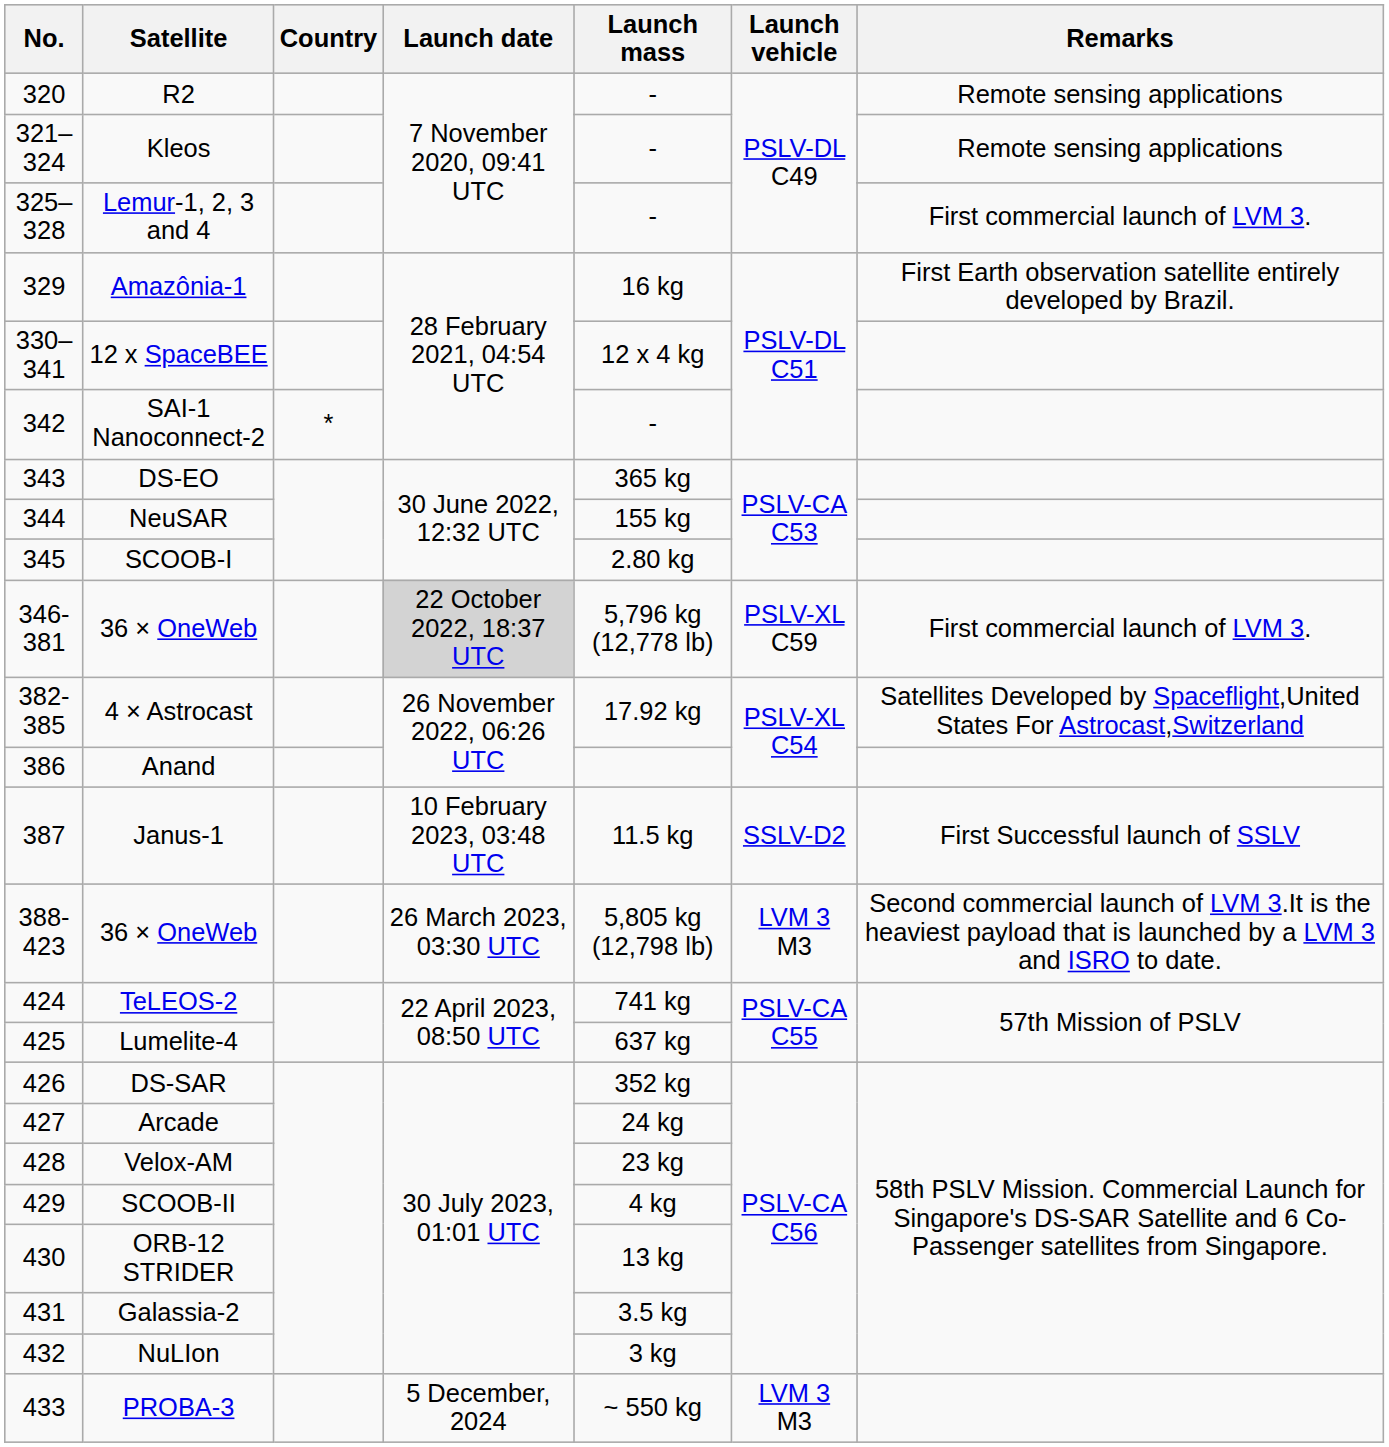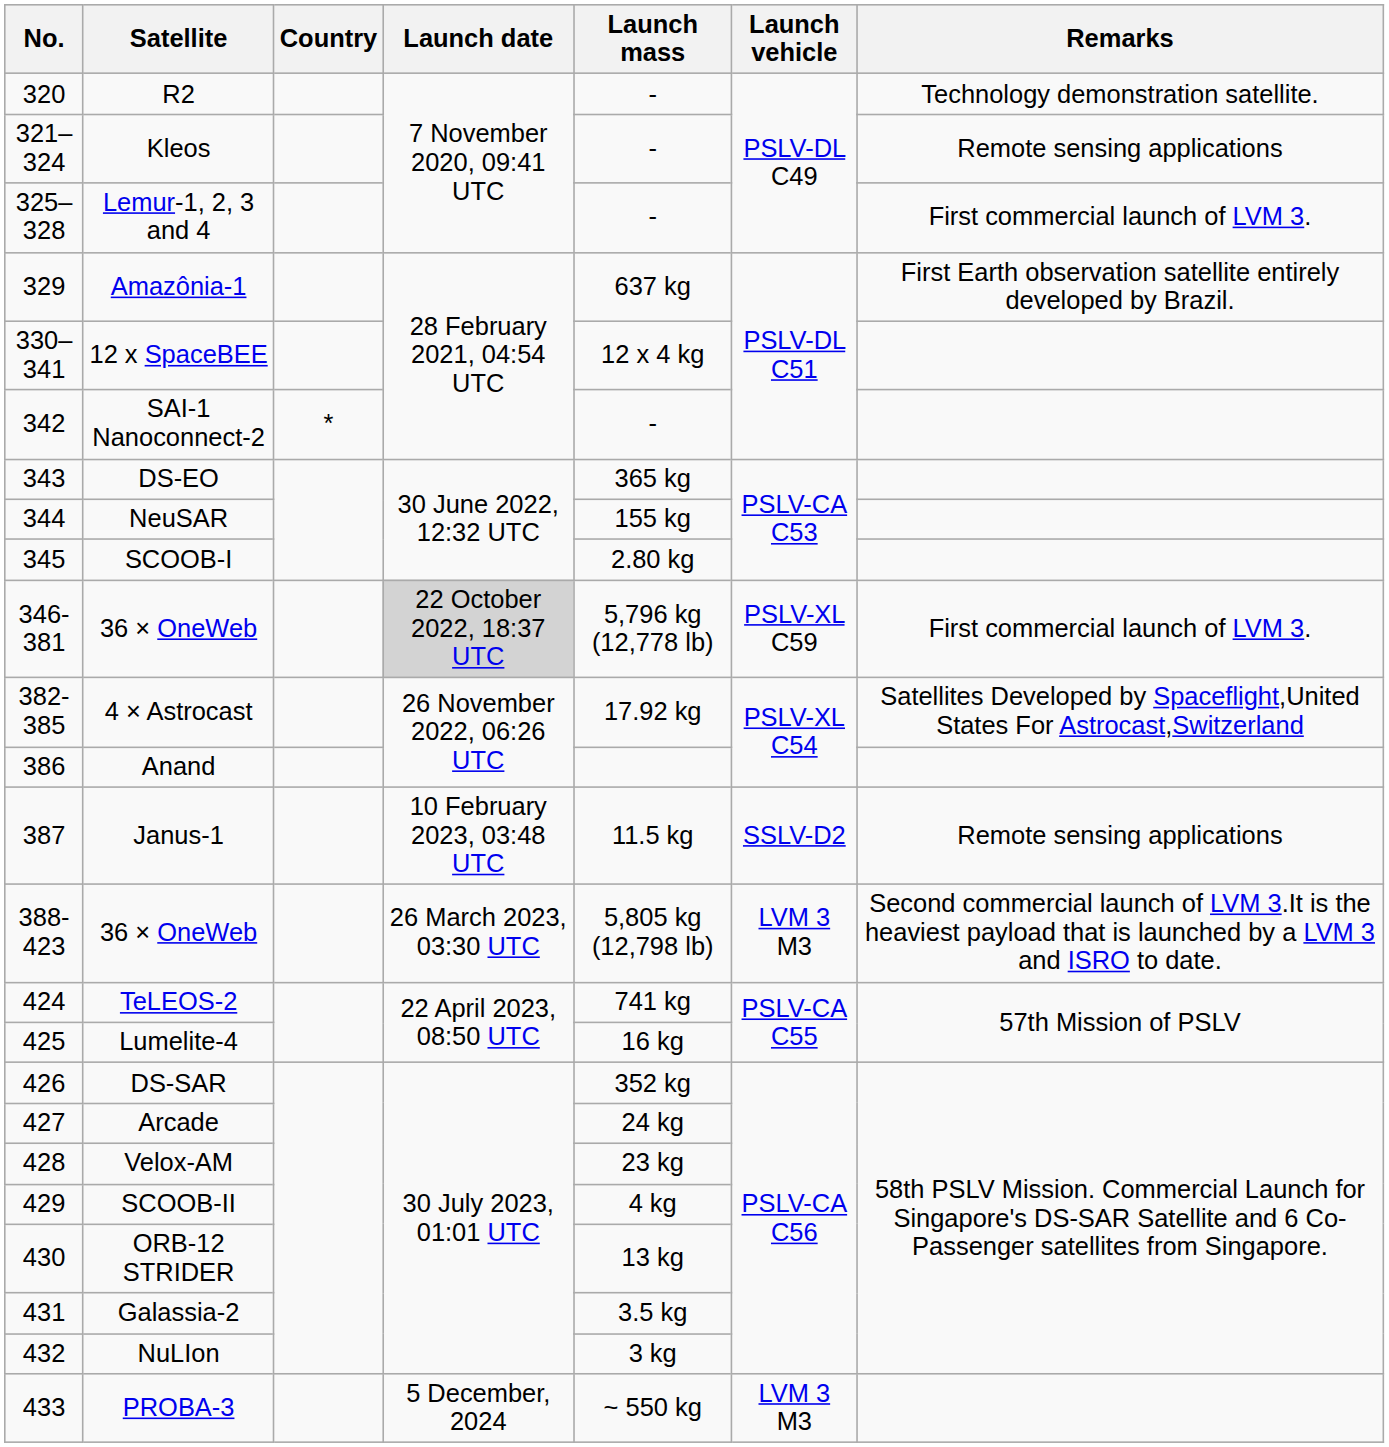(1120, 93) Remote sensing applications -> (1120, 93) Technology demonstration satellite.
(653, 286) 16 kg -> (653, 286) 637 kg
(1120, 835) First Successful launch of SSLV -> (1120, 835) Remote sensing applications
(653, 1042) 637 kg -> (653, 1042) 16 kg
